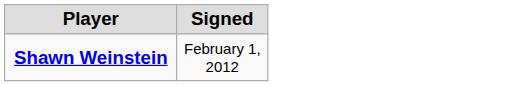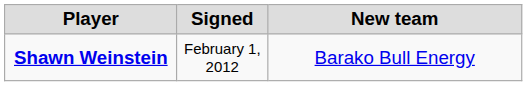+ column: (395, 19)
